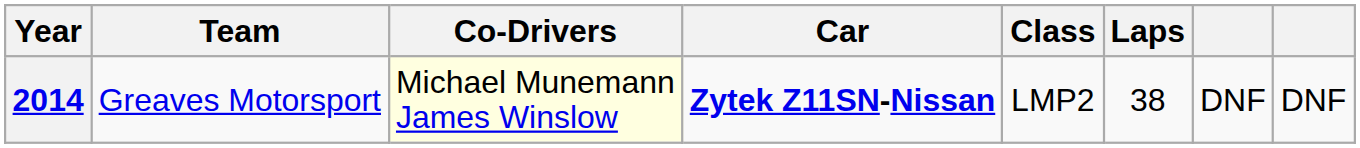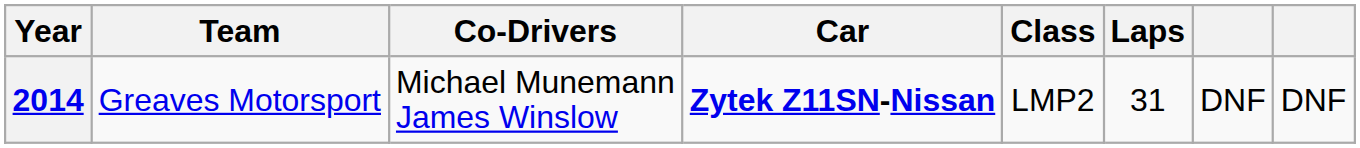(535, 99) lightyellow background -> (535, 99) no background
(1148, 99) 38 -> (1148, 99) 31
